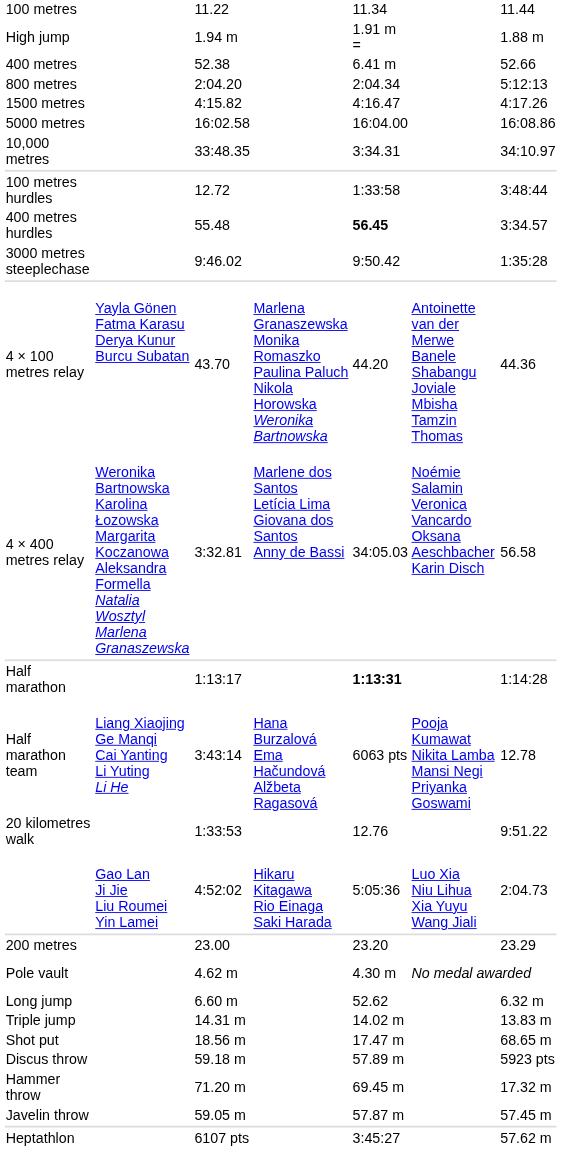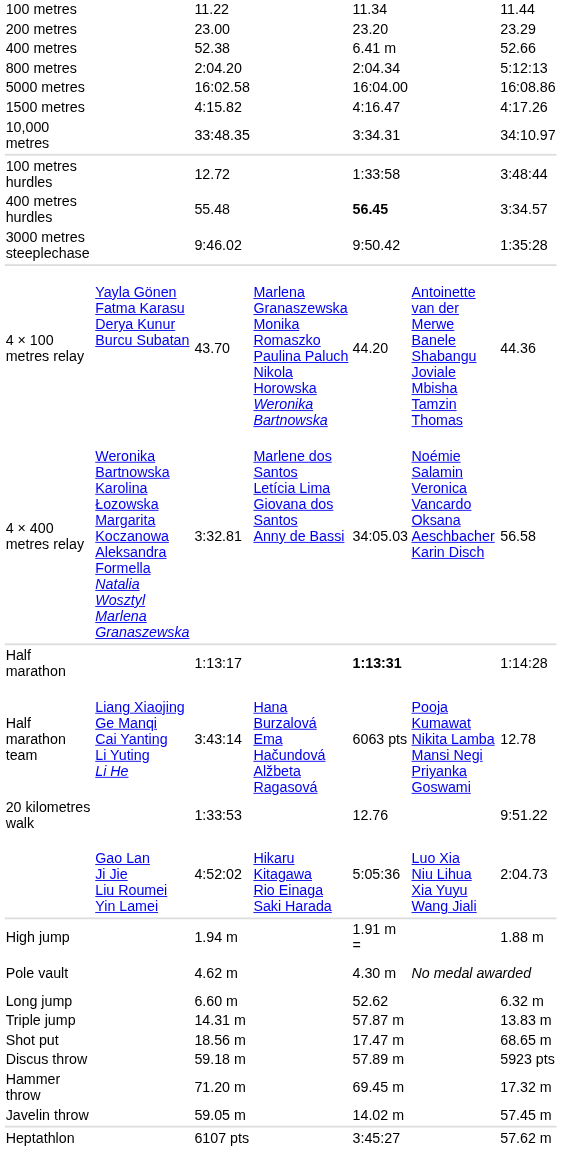rows swapped: (41, 946) <-> (38, 37)
rows swapped: (45, 104) <-> (45, 123)
(378, 1020) 14.02 m -> (378, 1020) 57.87 m
(378, 1115) 57.87 m -> (378, 1115) 14.02 m
